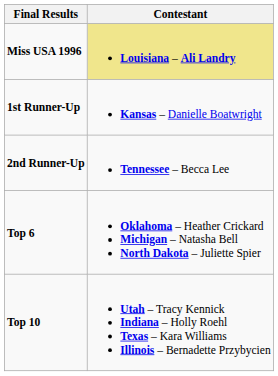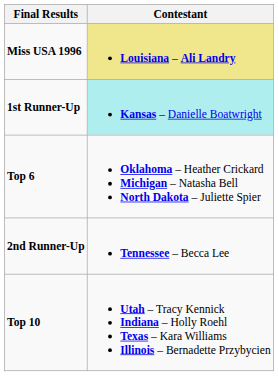(180, 114) no background -> (180, 114) paleturquoise background
rows swapped: (46, 163) <-> (21, 232)
